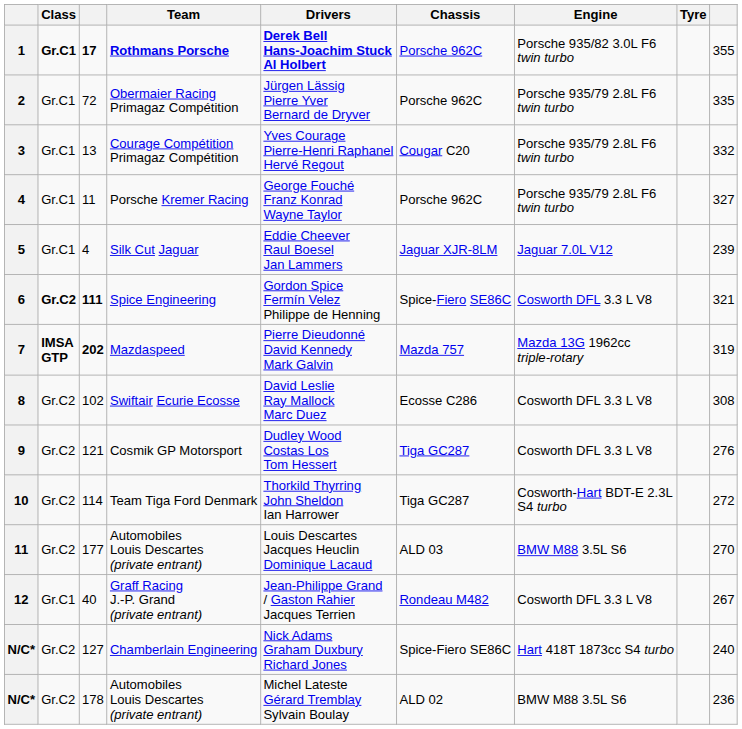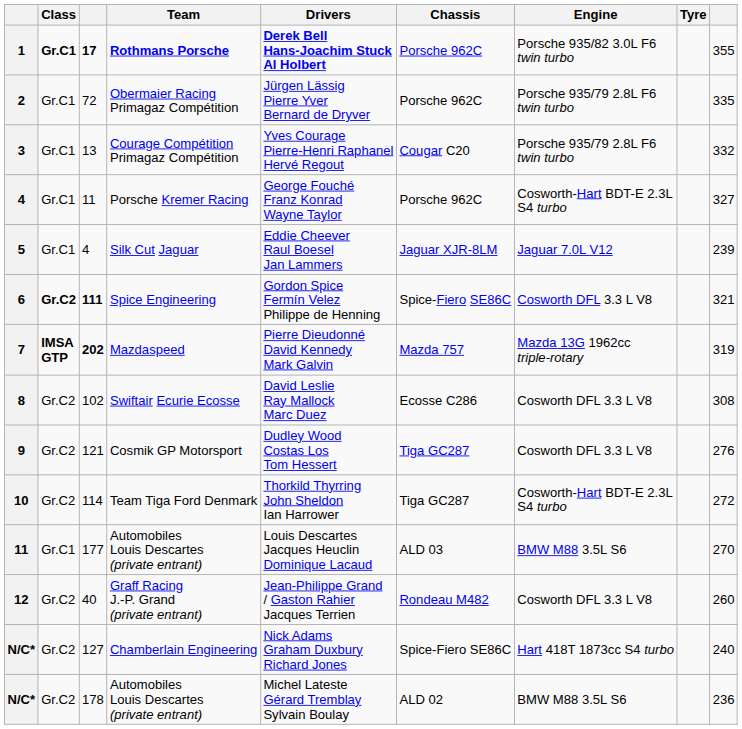(587, 200) Porsche 935/79 2.8L F6 twin turbo -> (595, 200) Cosworth-Hart BDT-E 2.3L S4 turbo
(58, 550) Gr.C2 -> (58, 550) Gr.C1
(58, 600) Gr.C1 -> (58, 600) Gr.C2
(724, 600) 267 -> (724, 600) 260
